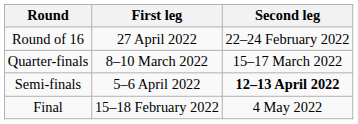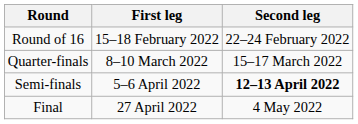(157, 38) 27 April 2022 -> (157, 38) 15–18 February 2022
(157, 107) 15–18 February 2022 -> (157, 107) 27 April 2022
